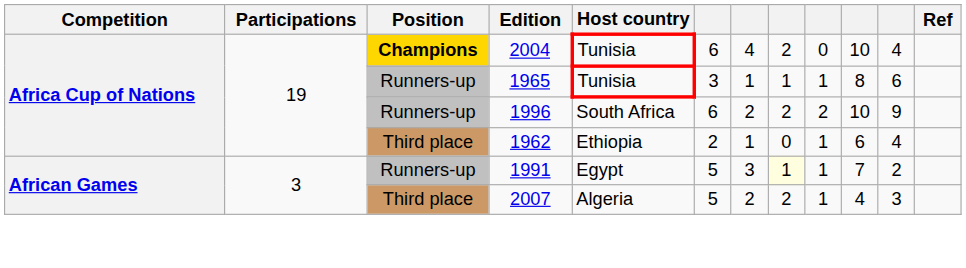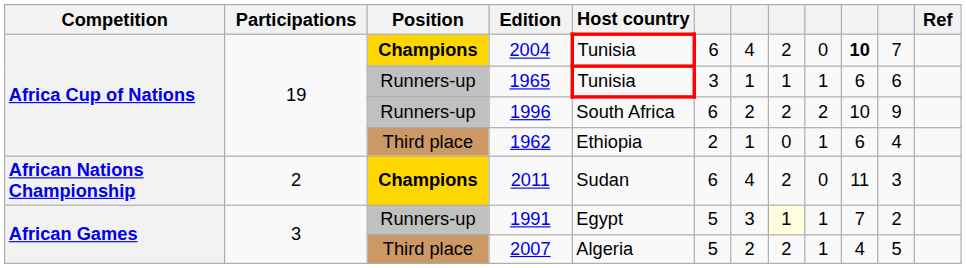(860, 50) normal -> (860, 50) bold
(896, 50) 4 -> (896, 50) 7
(860, 81) 8 -> (860, 81) 6
+ row: (530, 180)
(896, 199) 3 -> (896, 248) 5
